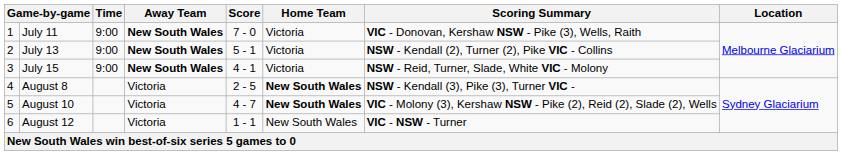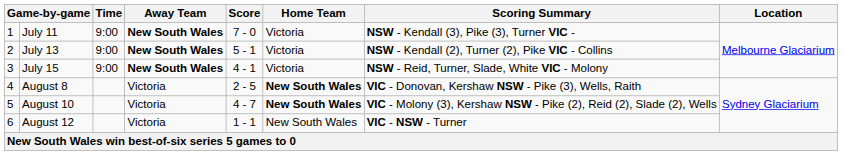(504, 31) VIC - Donovan, Kershaw NSW - Pike (3), Wells, Raith -> (471, 31) NSW - Kendall (3), Pike (3), Turner VIC -
(471, 86) NSW - Kendall (3), Pike (3), Turner VIC - -> (504, 86) VIC - Donovan, Kershaw NSW - Pike (3), Wells, Raith
